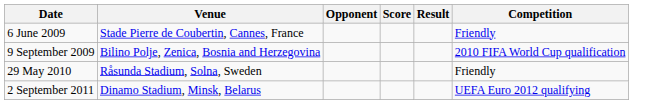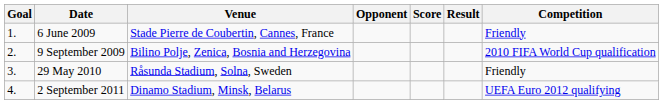+ column: (19, 14)
